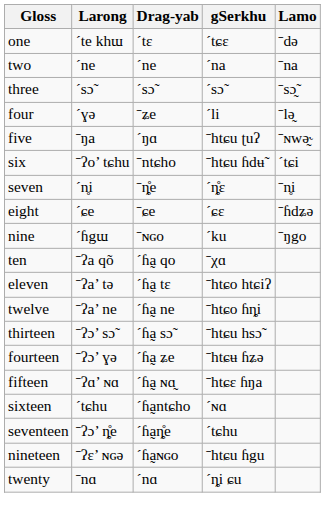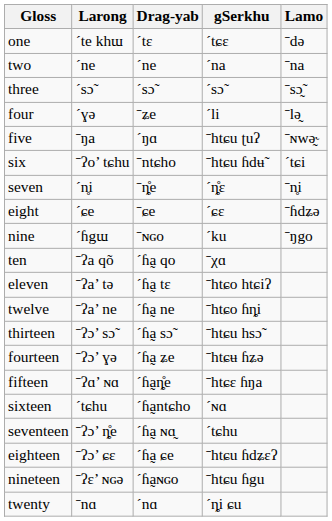(156, 382) ˊɦa̰ ɴɑ̰ -> (154, 382) ˊɦa̰ȵ̊e
(154, 430) ˊɦa̰ȵ̊e -> (156, 430) ˊɦa̰ ɴɑ̰
+ row: (34, 455)
